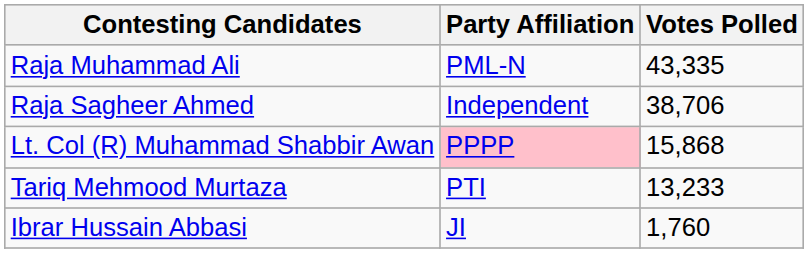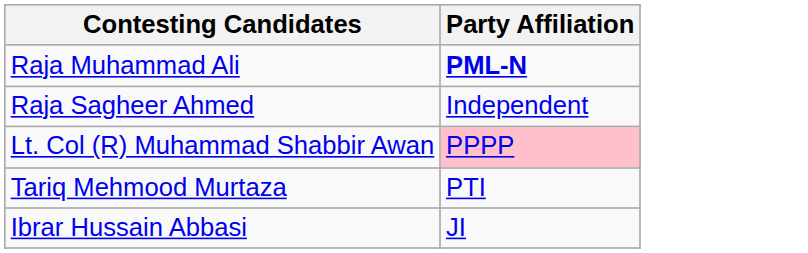- column: (722, 24)
(486, 65) normal -> (487, 65) bold
